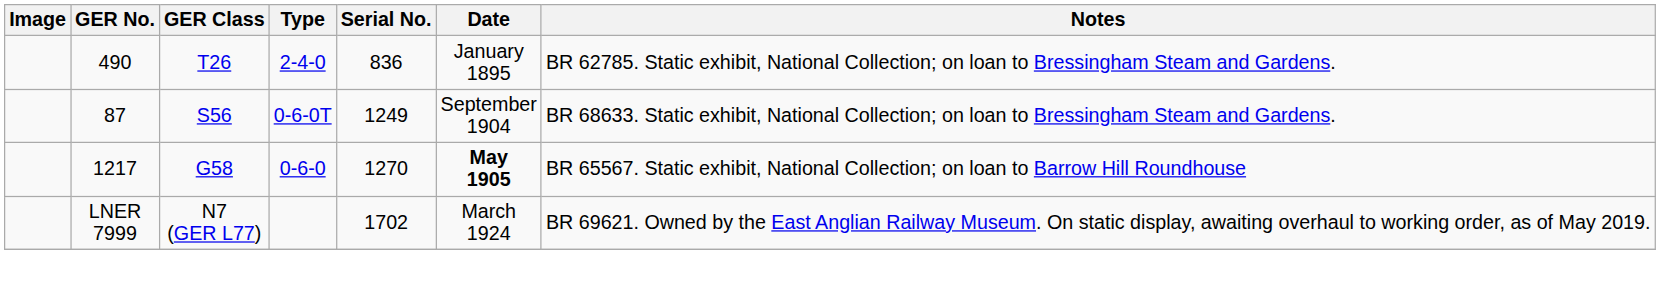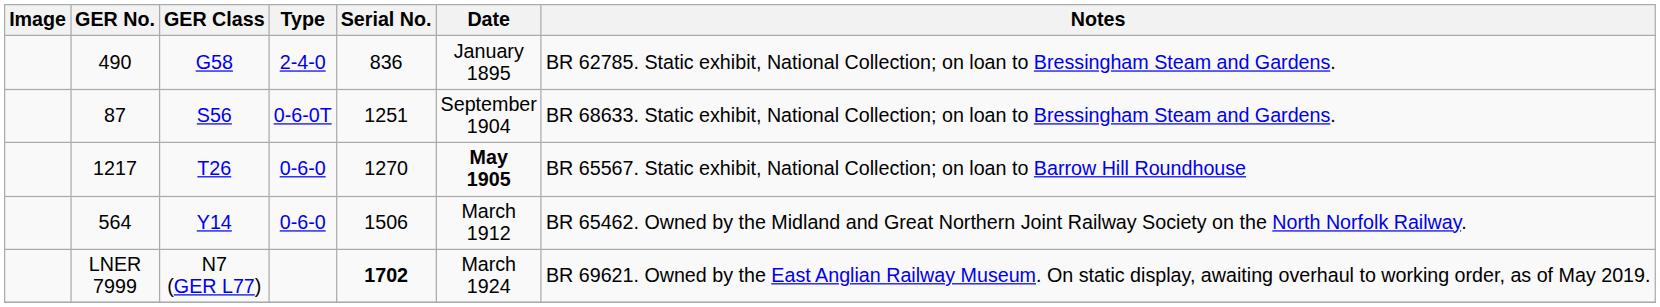(214, 62) T26 -> (214, 62) G58
(386, 115) 1249 -> (386, 115) 1251
(214, 169) G58 -> (214, 169) T26
+ row: (115, 222)
(386, 222) normal -> (386, 275) bold
